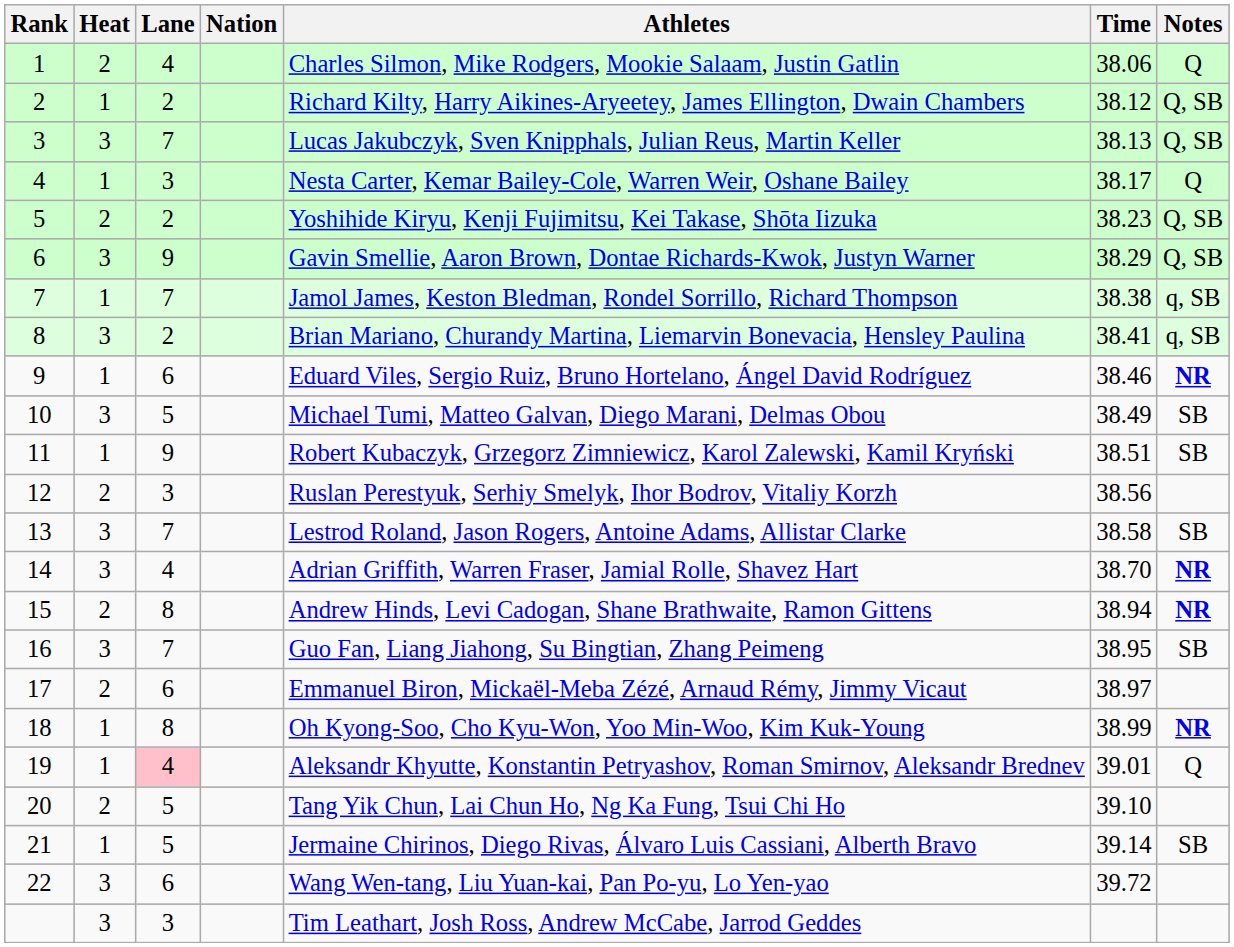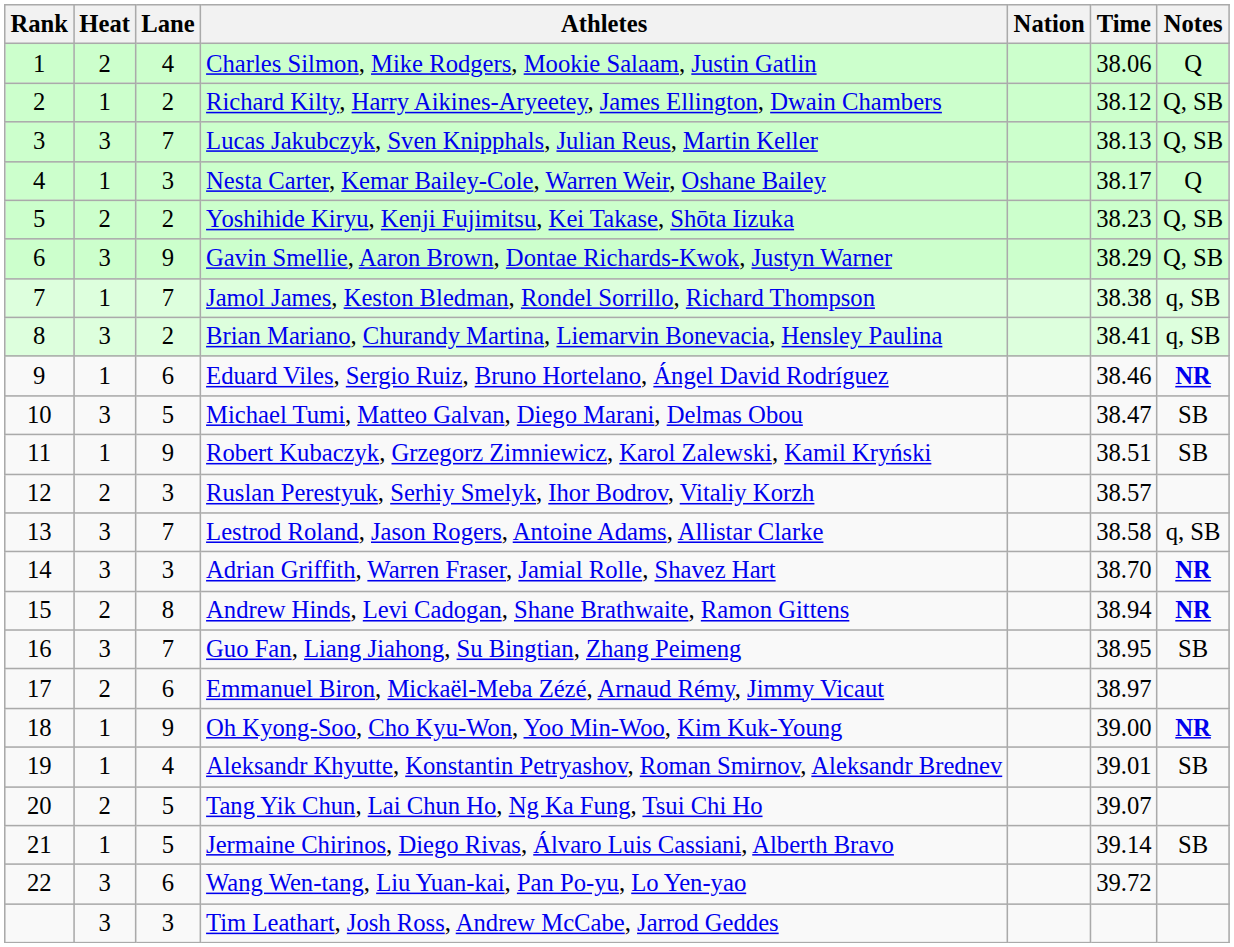columns swapped: (242, 24) <-> (687, 24)
(1124, 414) 38.49 -> (1124, 414) 38.47
(1124, 492) 38.56 -> (1124, 492) 38.57
(1193, 532) SB -> (1193, 532) q, SB
(168, 571) 4 -> (168, 571) 3
(168, 727) 8 -> (168, 727) 9
(1124, 727) 38.99 -> (1124, 727) 39.00
(168, 766) pink background -> (168, 766) no background
(1193, 766) Q -> (1193, 766) SB
(1124, 805) 39.10 -> (1124, 805) 39.07
